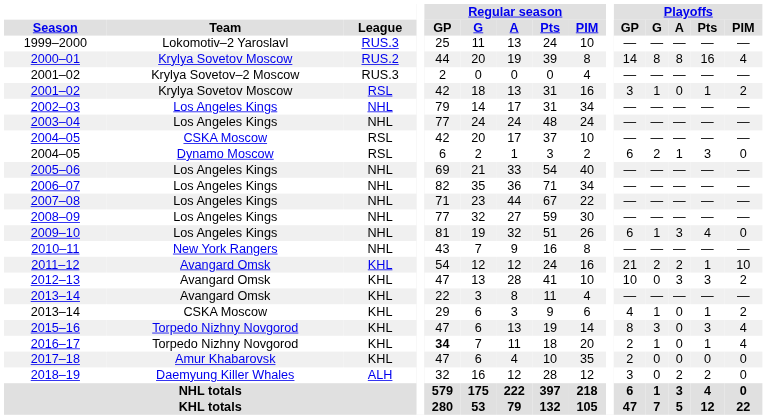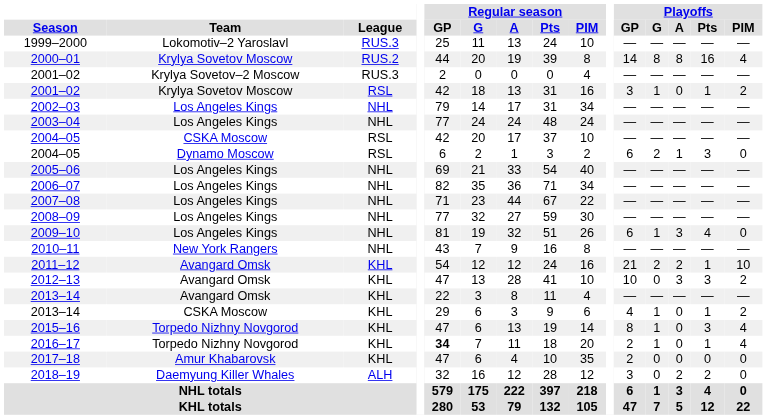(657, 328) 3 -> (657, 328) 1
